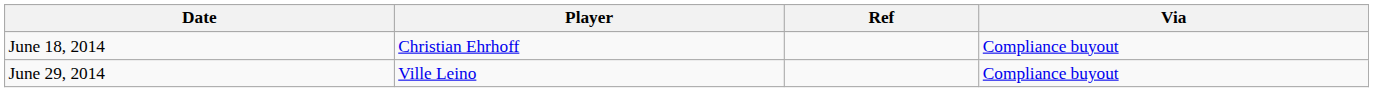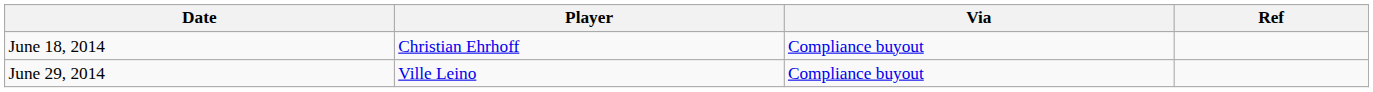columns swapped: (1174, 18) <-> (881, 18)
